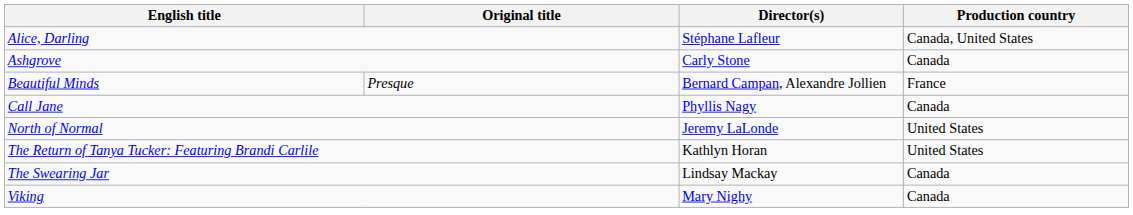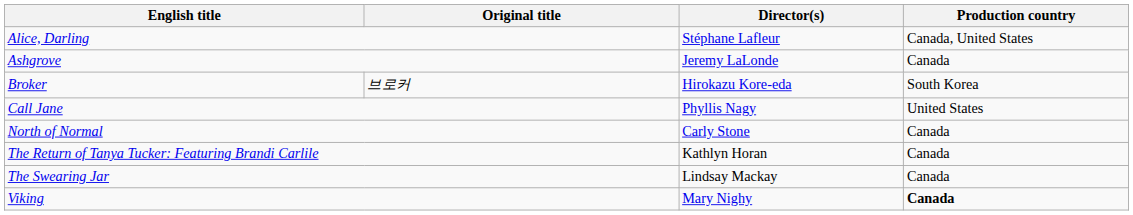(716, 60) Carly Stone -> (730, 60) Jeremy LaLonde
- row: (53, 83)
+ row: (27, 84)
(928, 106) Canada -> (945, 108) United States
(730, 128) Jeremy LaLonde -> (716, 131) Carly Stone
(945, 128) United States -> (928, 131) Canada
(945, 151) United States -> (928, 153) Canada
(928, 196) normal -> (931, 199) bold
